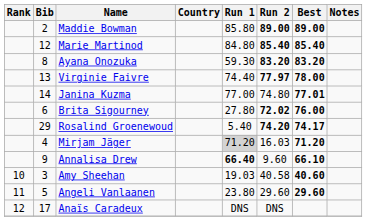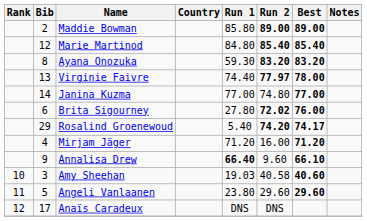(310, 94) 77.01 -> (310, 94) 77.00
(240, 143) lightgrey background -> (240, 143) no background
(275, 143) 16.03 -> (275, 143) 16.00
